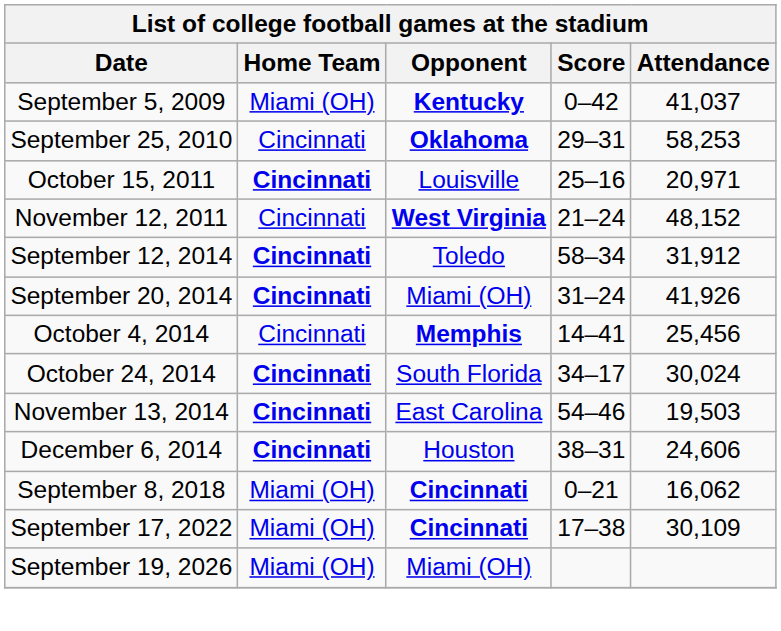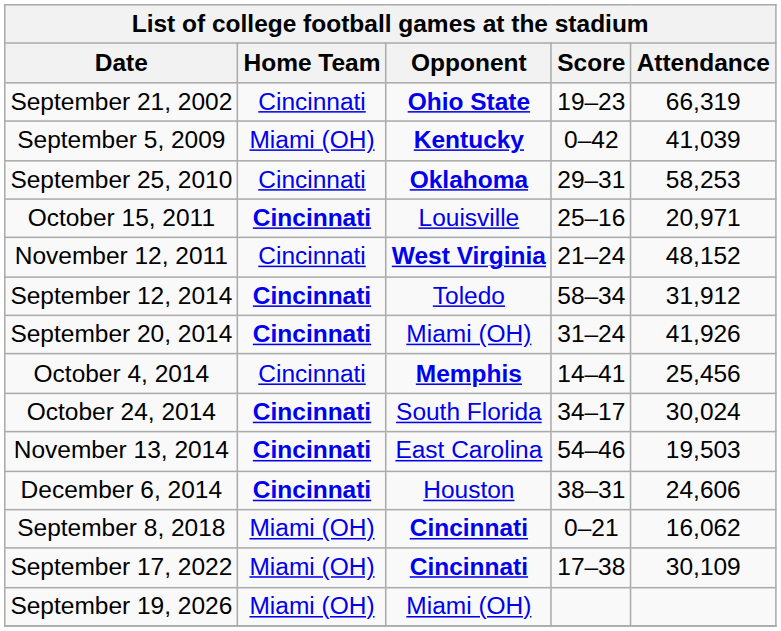+ row: (121, 101)
(703, 101) 41,037 -> (703, 140) 41,039
